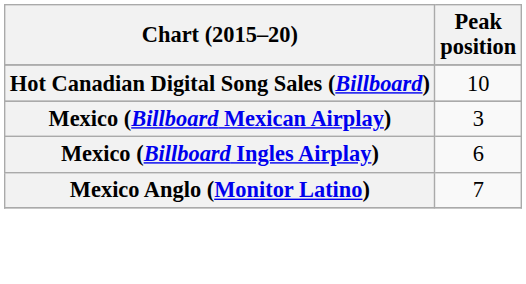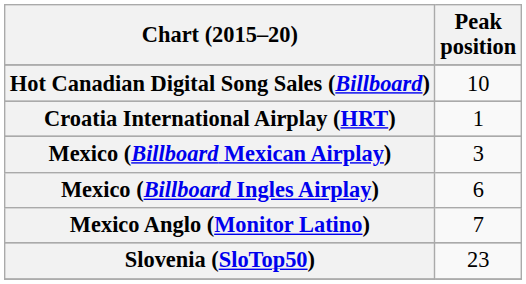+ row: (220, 118)
+ row: (220, 260)
